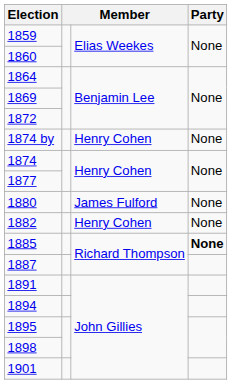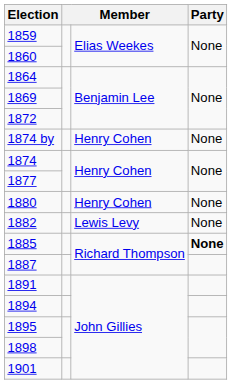(116, 202) James Fulford -> (113, 202) Henry Cohen
(113, 222) Henry Cohen -> (107, 222) Lewis Levy
